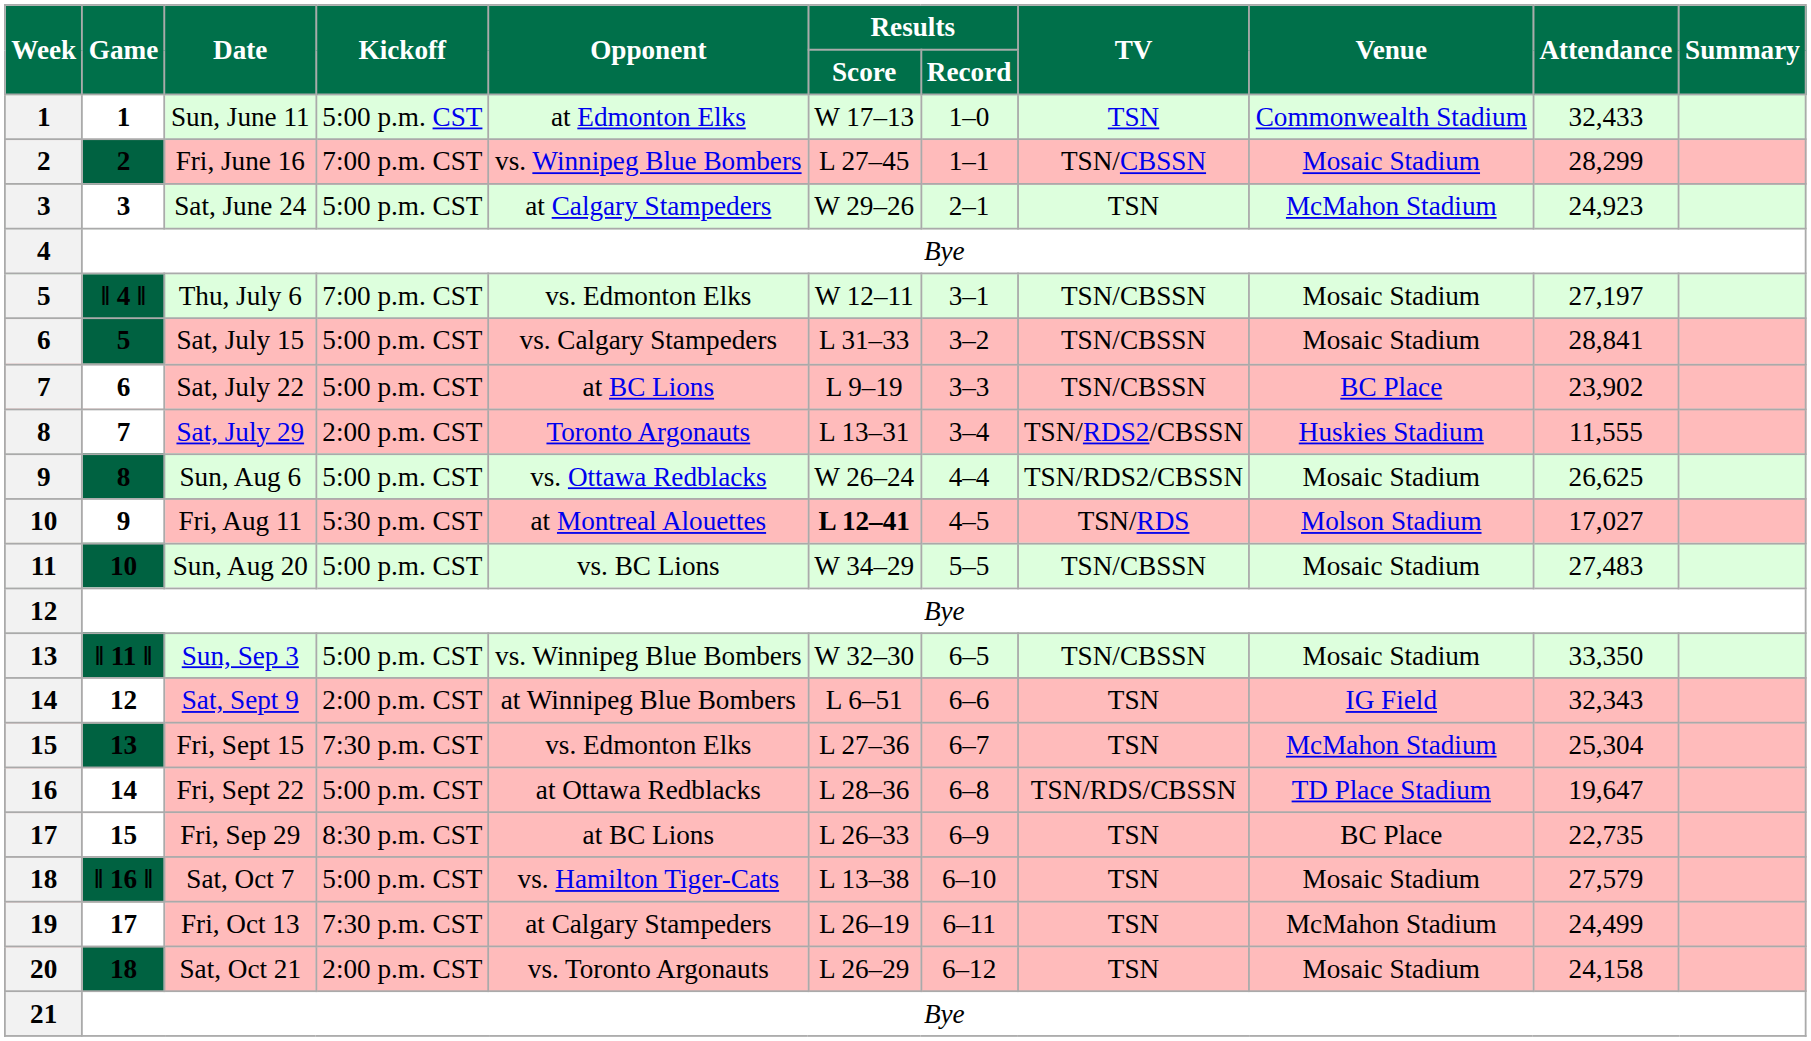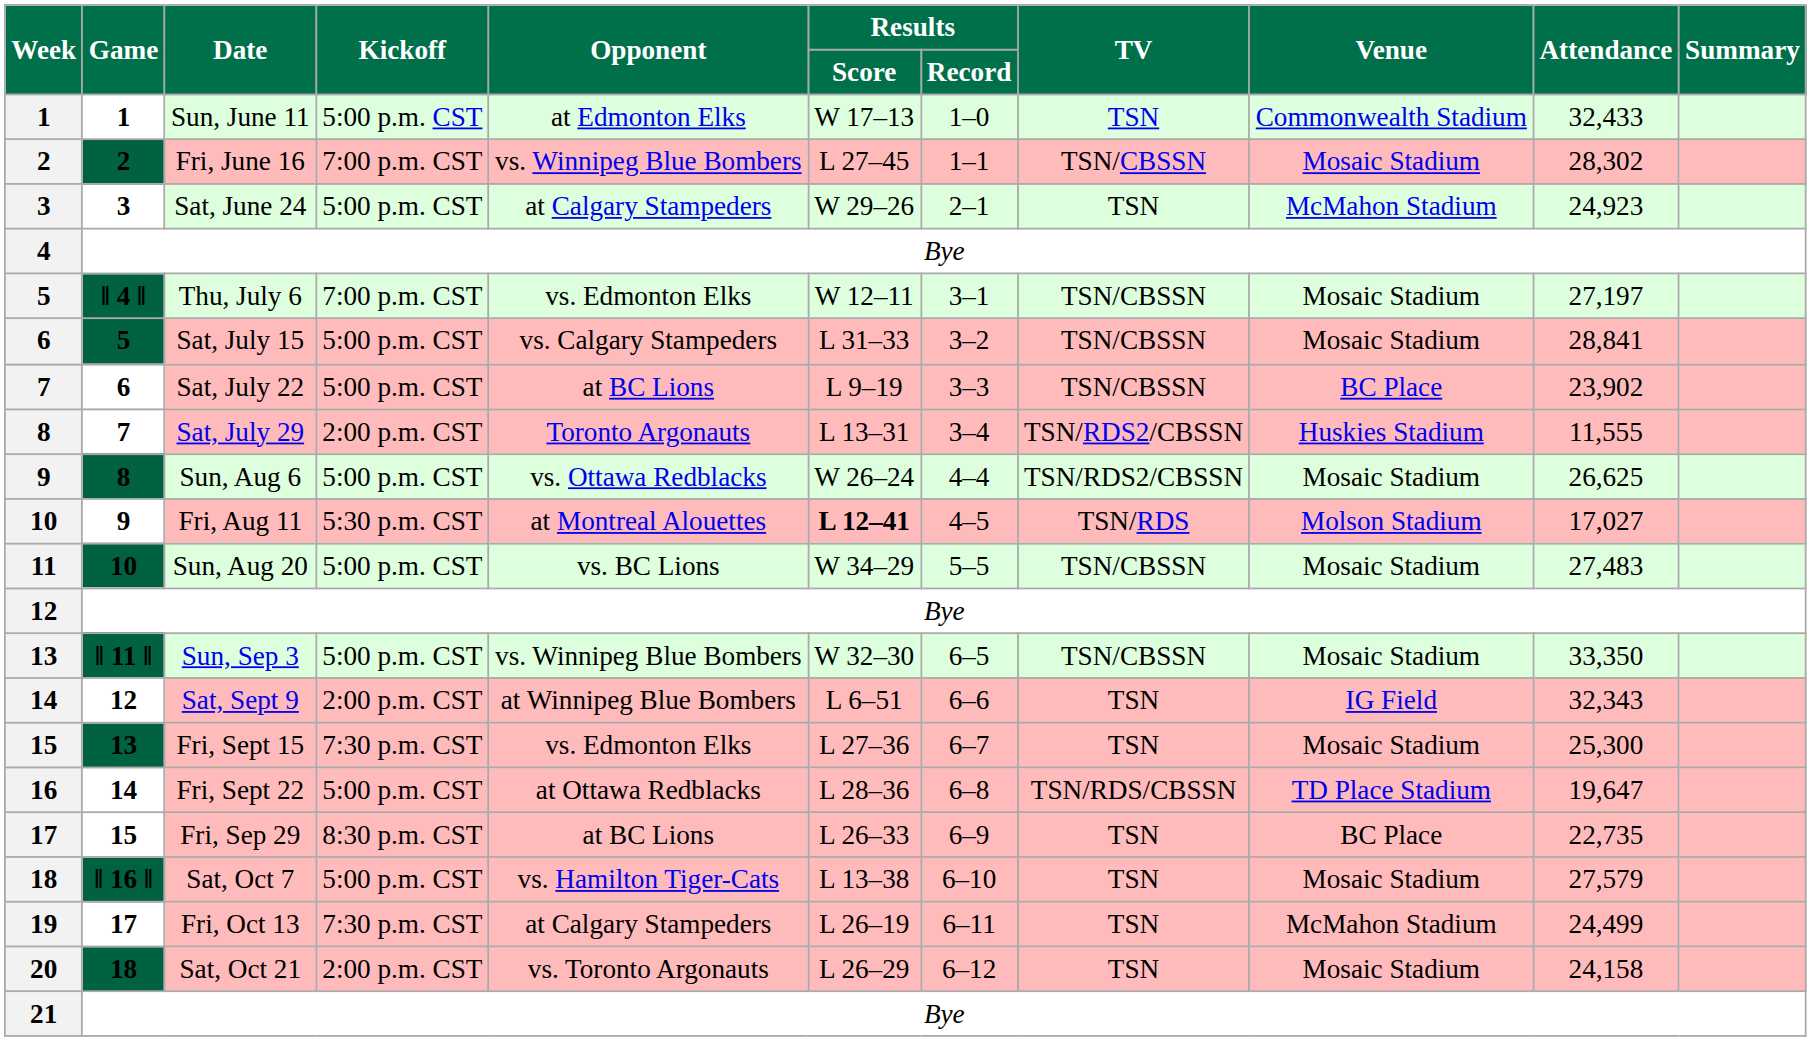(1606, 161) 28,299 -> (1606, 161) 28,302
(1391, 744) McMahon Stadium -> (1391, 744) Mosaic Stadium
(1606, 744) 25,304 -> (1606, 744) 25,300
